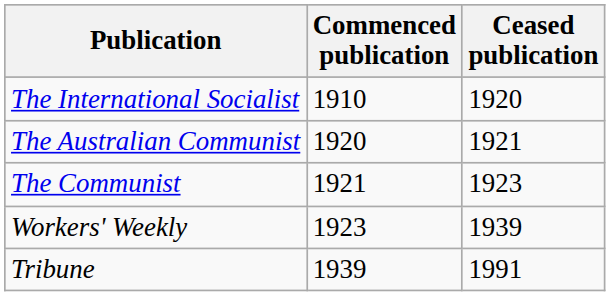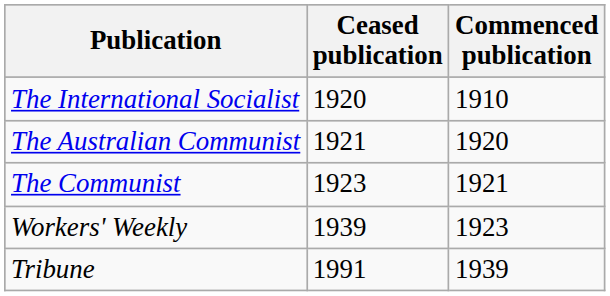columns swapped: (384, 40) <-> (533, 40)
